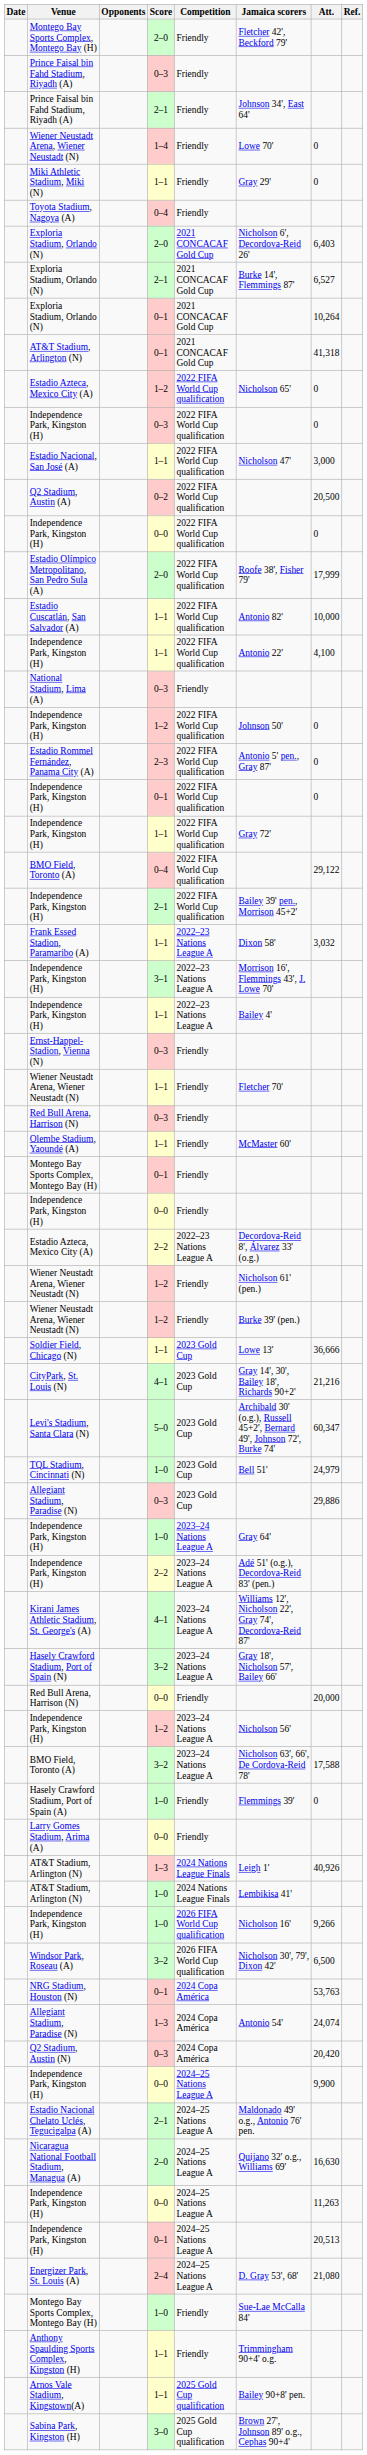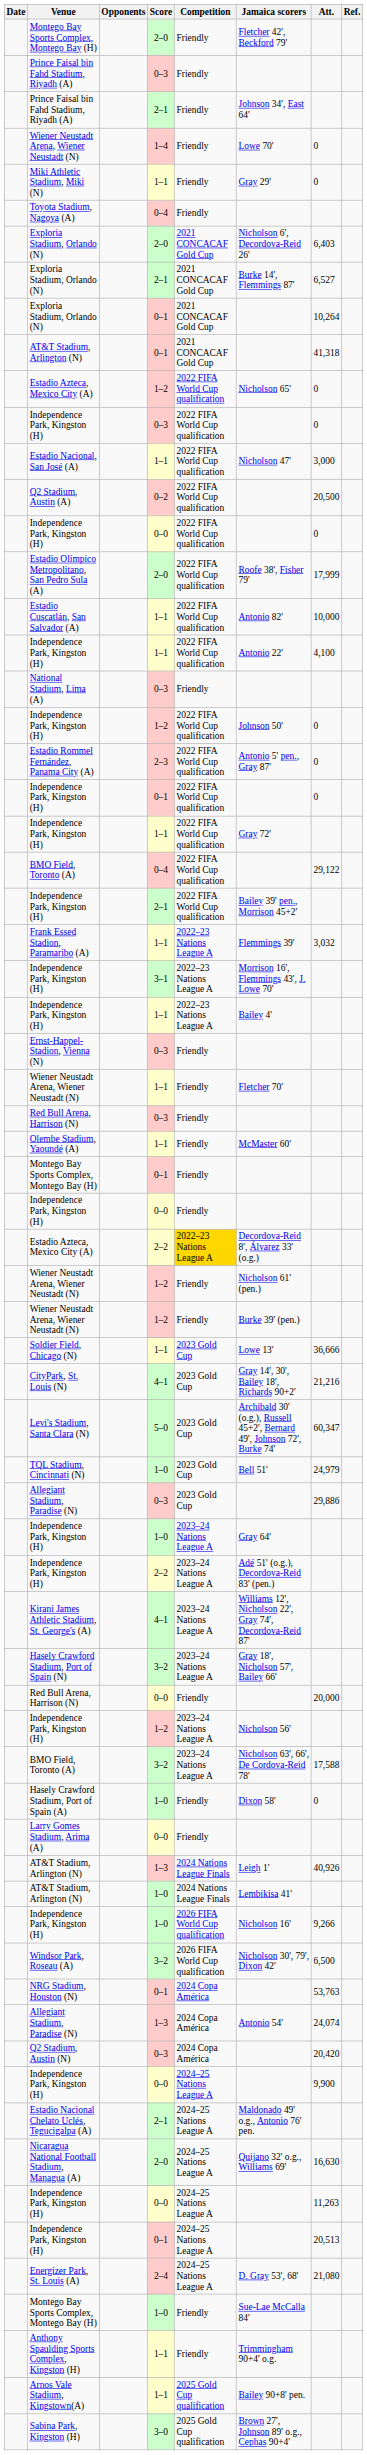(257, 942) Dixon 58' -> (267, 942) Flemmings 39'
(195, 1247) no background -> (195, 1247) gold background
(267, 1801) Flemmings 39' -> (257, 1801) Dixon 58'
